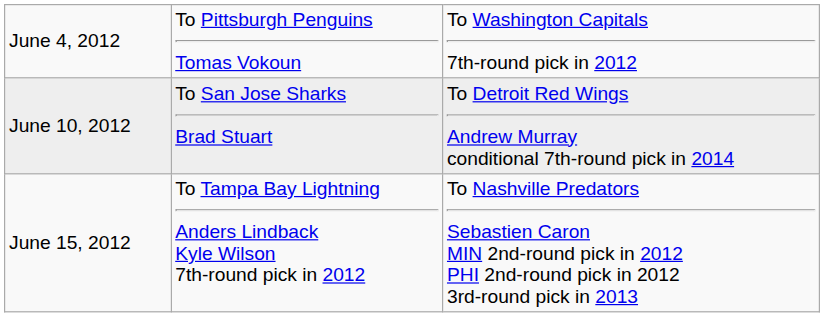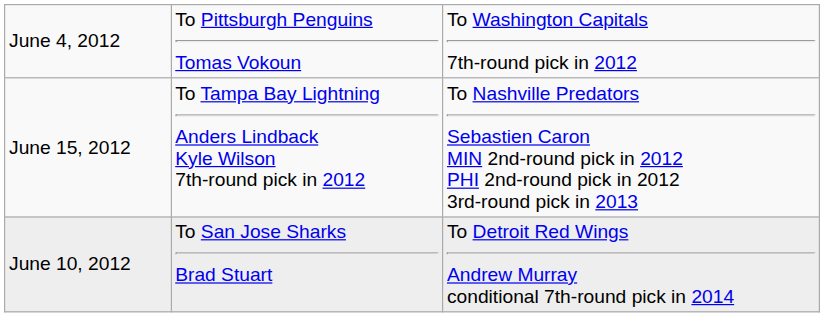rows swapped: (70, 125) <-> (70, 242)
